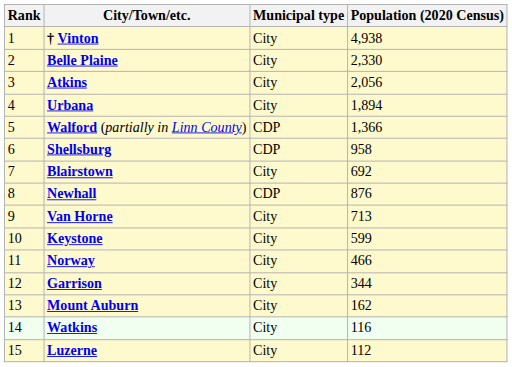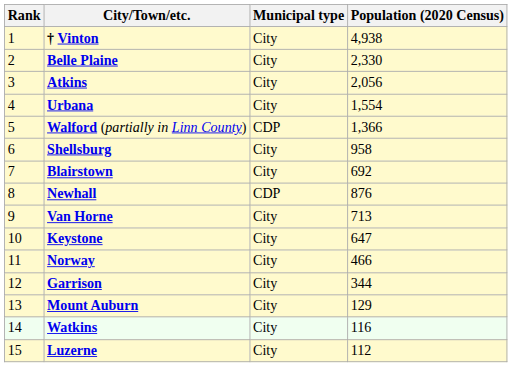(366, 104) 1,894 -> (366, 104) 1,554
(267, 149) CDP -> (265, 149) City
(361, 238) 599 -> (361, 238) 647
(361, 305) 162 -> (361, 305) 129
